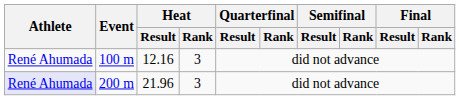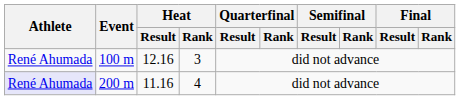(158, 83) 21.96 -> (158, 83) 11.16
(197, 83) 3 -> (197, 83) 4
